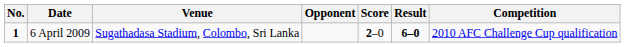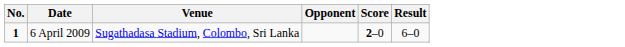- column: (525, 13)
(410, 32) bold -> (410, 32) normal
